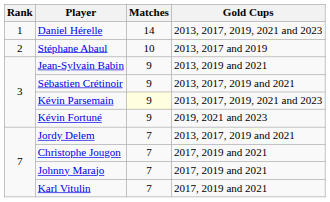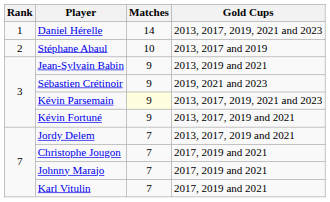(234, 83) 2013, 2017, 2019 and 2021 -> (221, 83) 2019, 2021 and 2023
(221, 118) 2019, 2021 and 2023 -> (234, 118) 2013, 2017, 2019 and 2021
